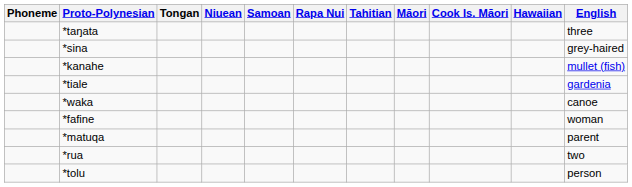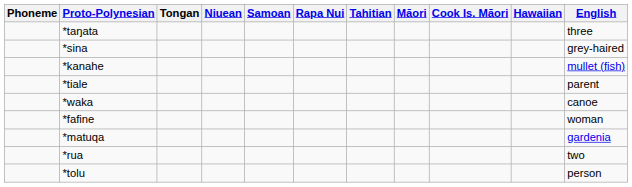(589, 84) gardenia -> (583, 84) parent
(583, 137) parent -> (589, 137) gardenia
